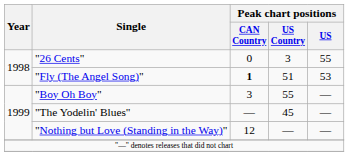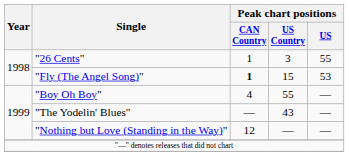(249, 58) 0 -> (249, 58) 1
(288, 76) 51 -> (288, 76) 15
(249, 94) 3 -> (249, 94) 4
(288, 112) 45 -> (288, 112) 43
